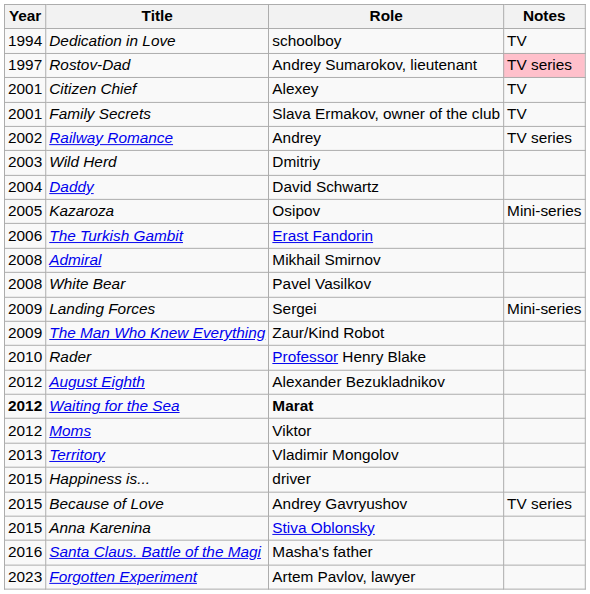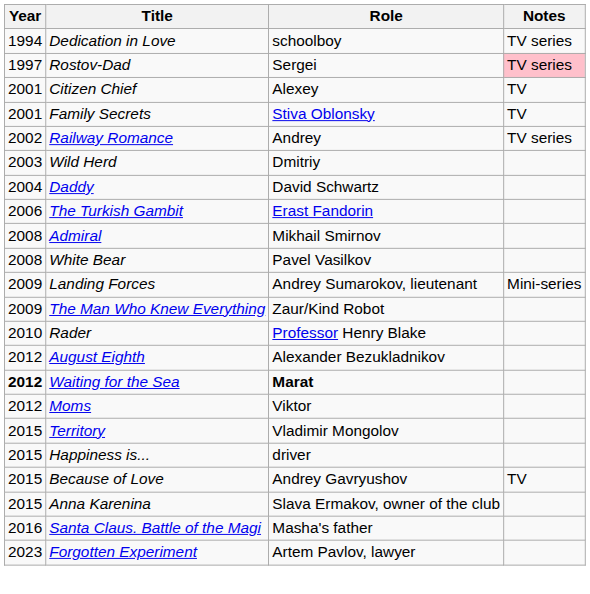(517, 41) TV -> (540, 41) TV series
(375, 65) Andrey Sumarokov, lieutenant -> (295, 65) Sergei
(386, 114) Slava Ermakov, owner of the club -> (324, 114) Stiva Oblonsky
- row: (82, 211)
(295, 308) Sergei -> (375, 284) Andrey Sumarokov, lieutenant
(25, 455) 2013 -> (25, 430) 2015
(540, 503) TV series -> (517, 479) TV
(324, 528) Stiva Oblonsky -> (386, 503) Slava Ermakov, owner of the club
